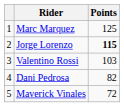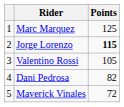(109, 61) 103 -> (109, 61) 105
